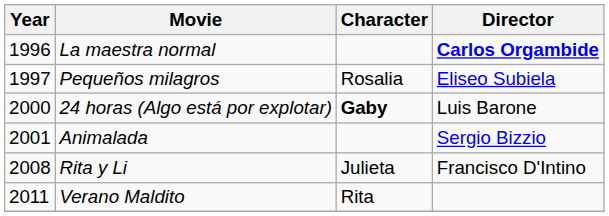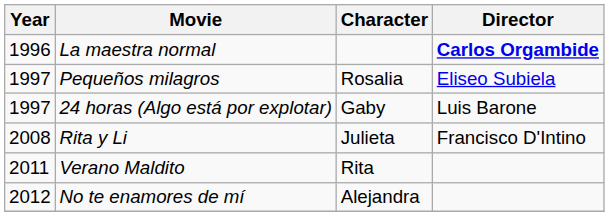(30, 109) 2000 -> (30, 109) 1997
(364, 109) bold -> (363, 109) normal
- row: (104, 138)
+ row: (152, 197)
